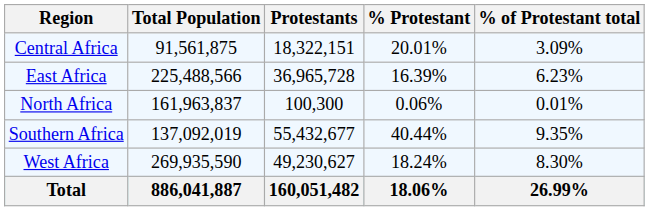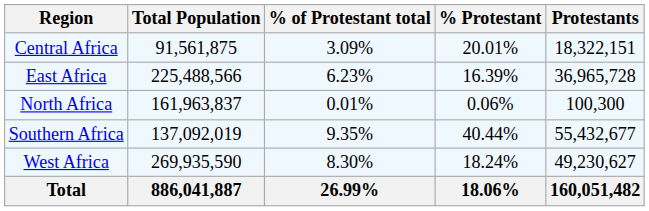columns swapped: (314, 18) <-> (559, 18)
